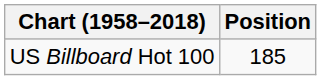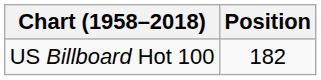(268, 56) 185 -> (268, 56) 182
